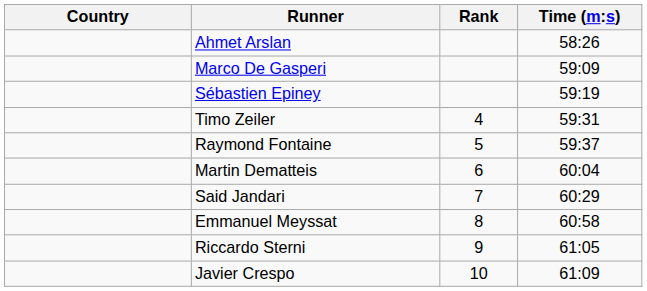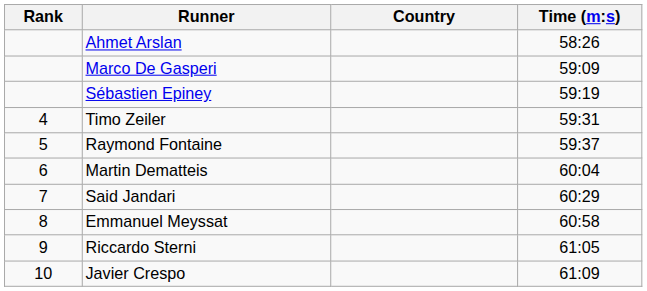columns swapped: (479, 17) <-> (98, 17)
